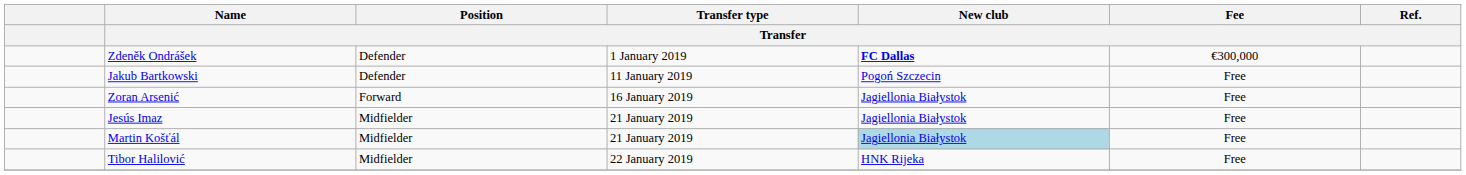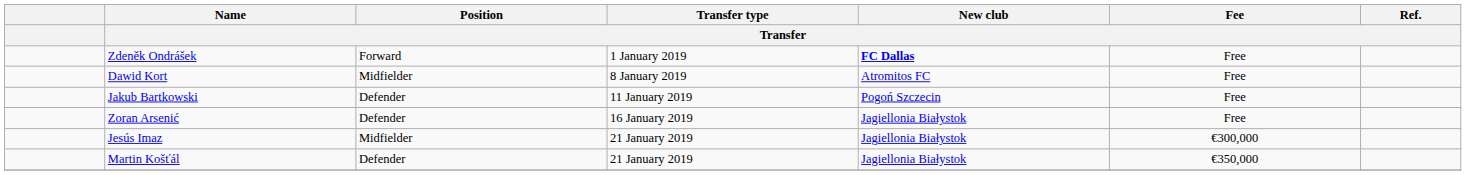(382, 55) Defender -> (380, 55) Forward
(1235, 55) €300,000 -> (1235, 55) Free
+ row: (138, 76)
(380, 96) Forward -> (382, 117) Defender
(1235, 117) Free -> (1235, 138) €300,000
(386, 138) Midfielder -> (382, 158) Defender
(914, 138) lightblue background -> (914, 158) no background
(1235, 138) Free -> (1235, 158) €350,000
- row: (146, 158)
